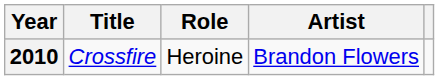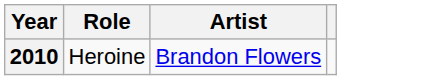- column: (112, 21)
